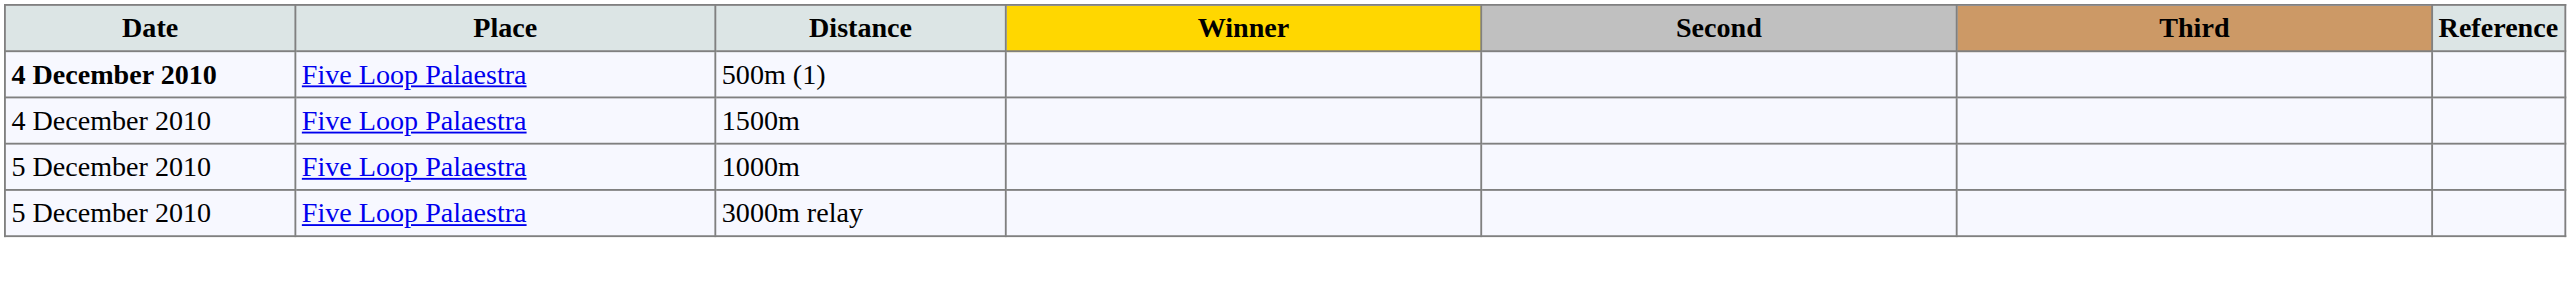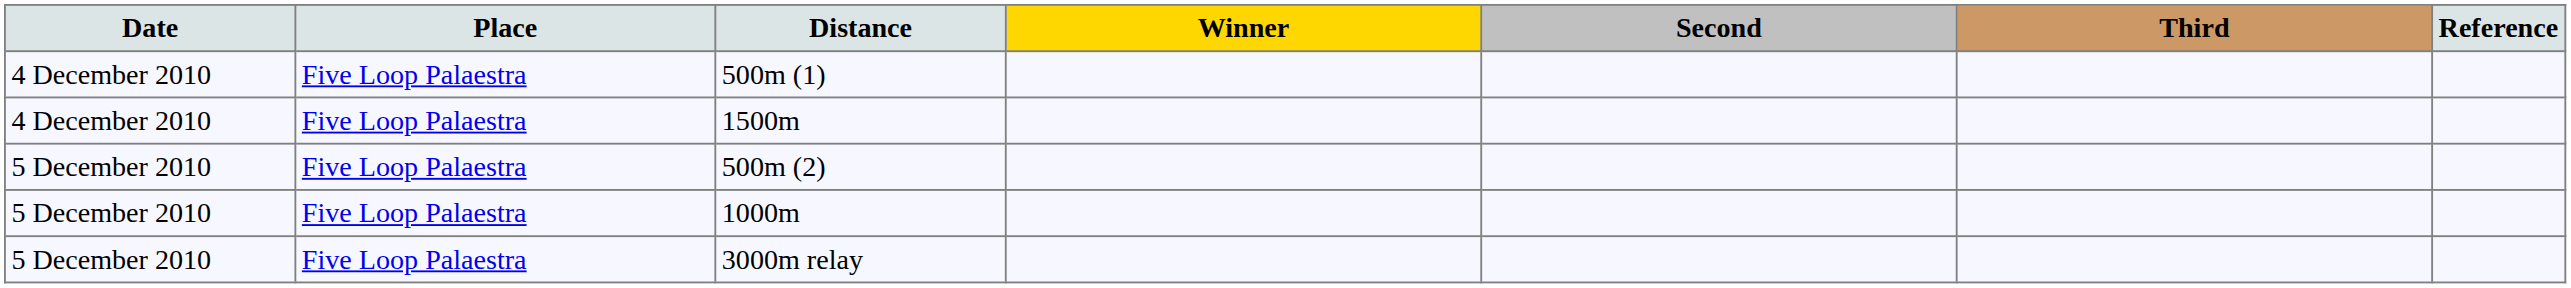(114, 73) bold -> (111, 73) normal
+ row: (774, 166)
